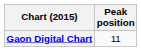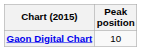(116, 38) 11 -> (116, 38) 10
